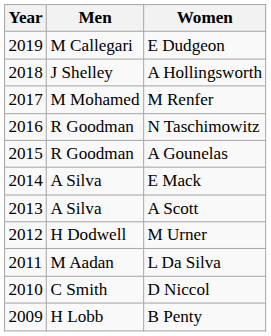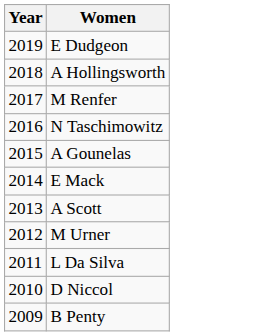- column: (95, 18)
